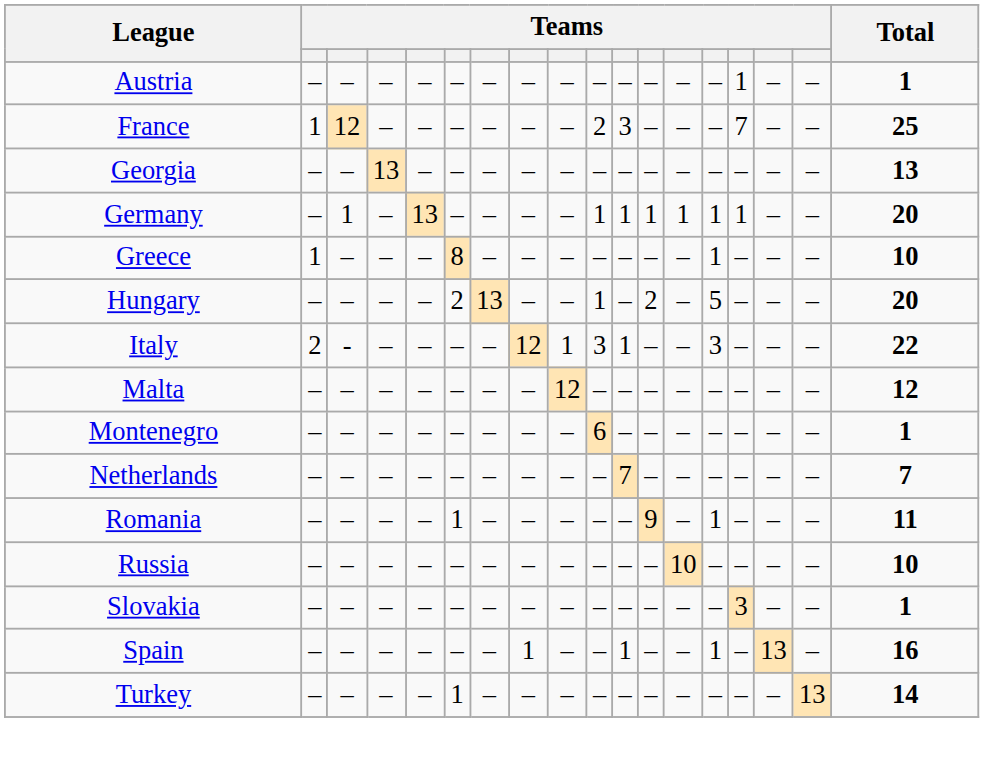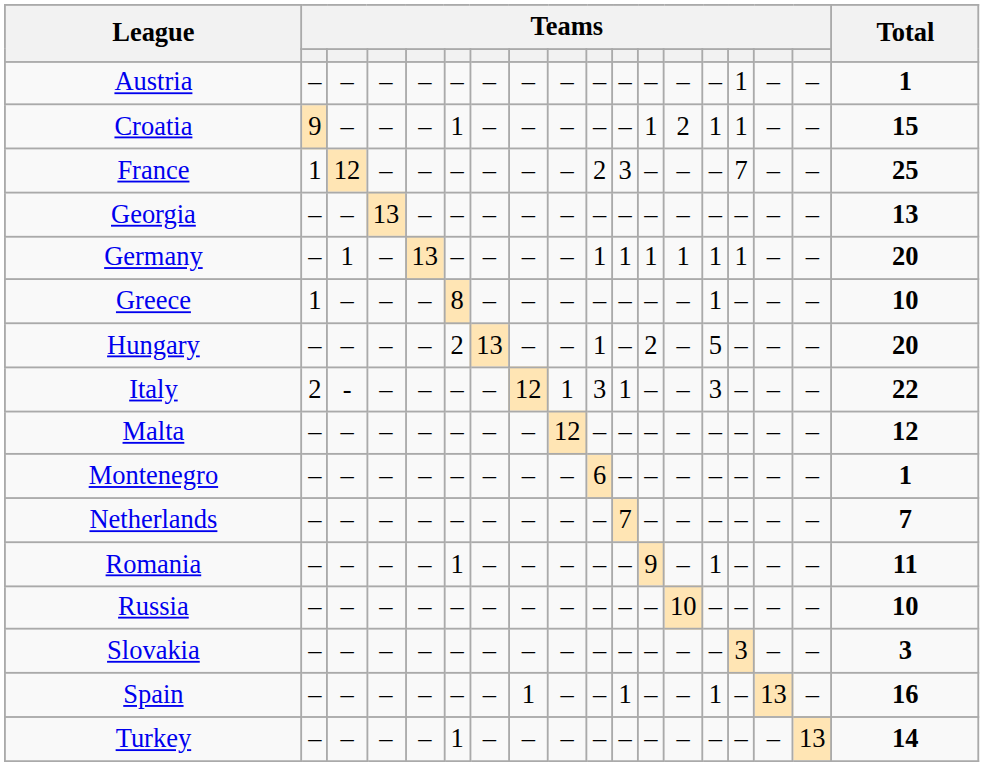+ row: (153, 126)
(905, 607) 1 -> (905, 650) 3
